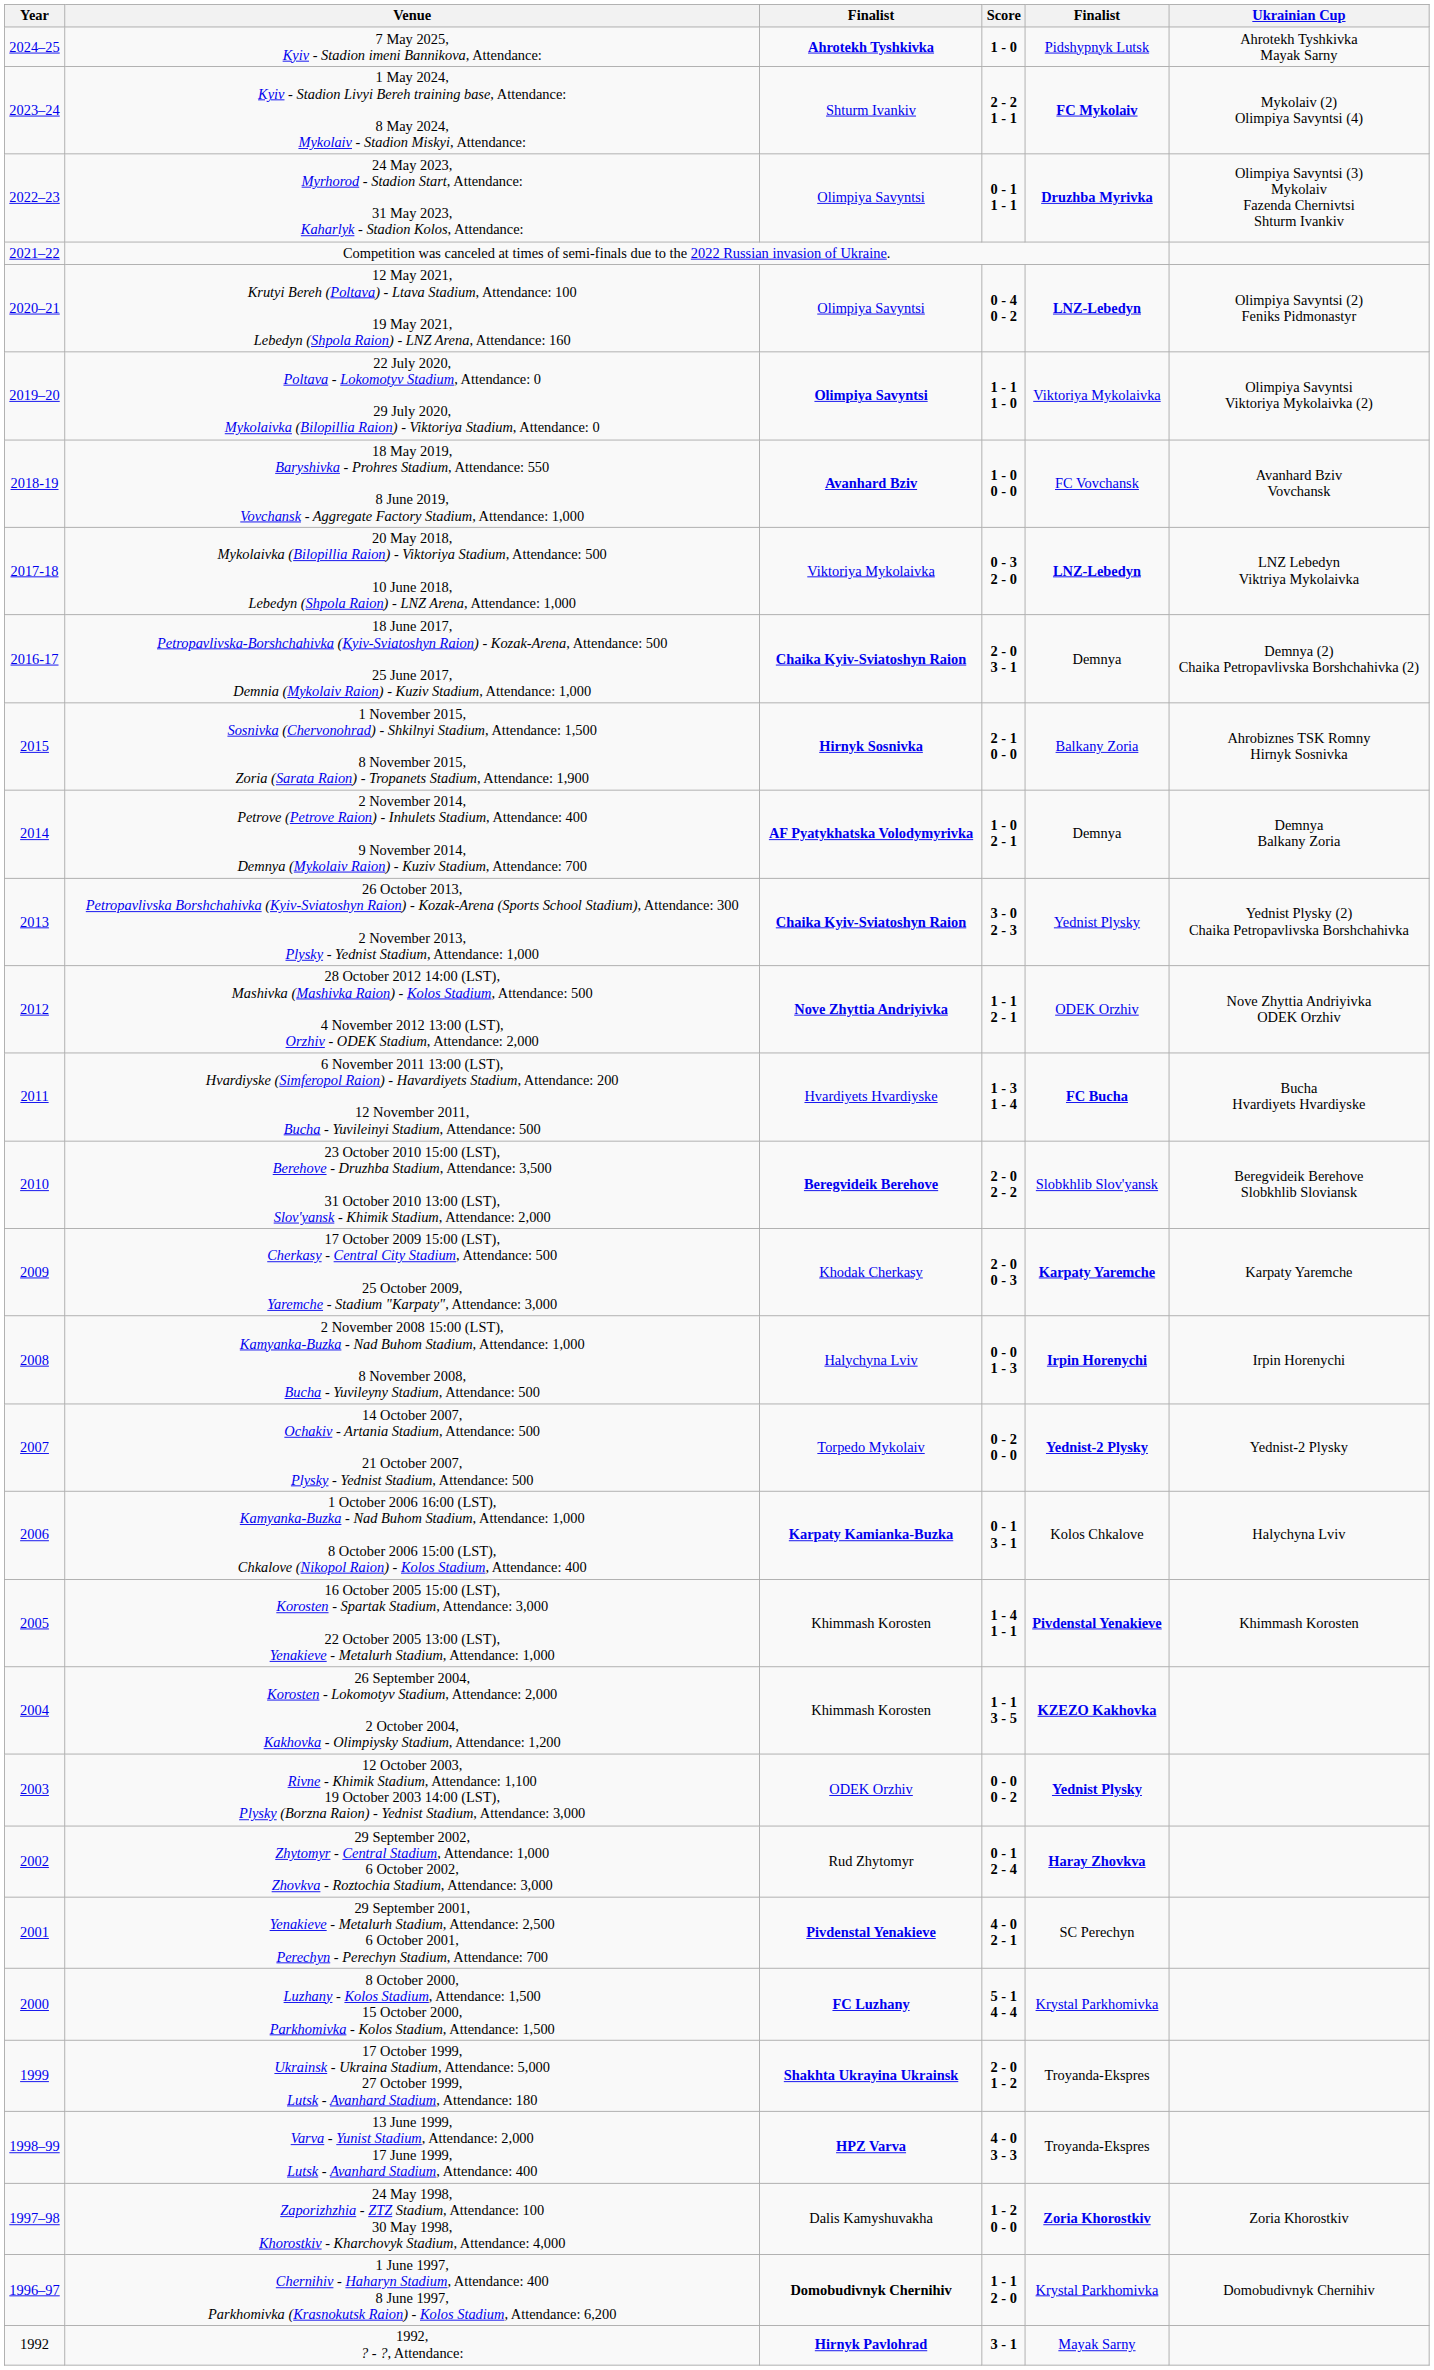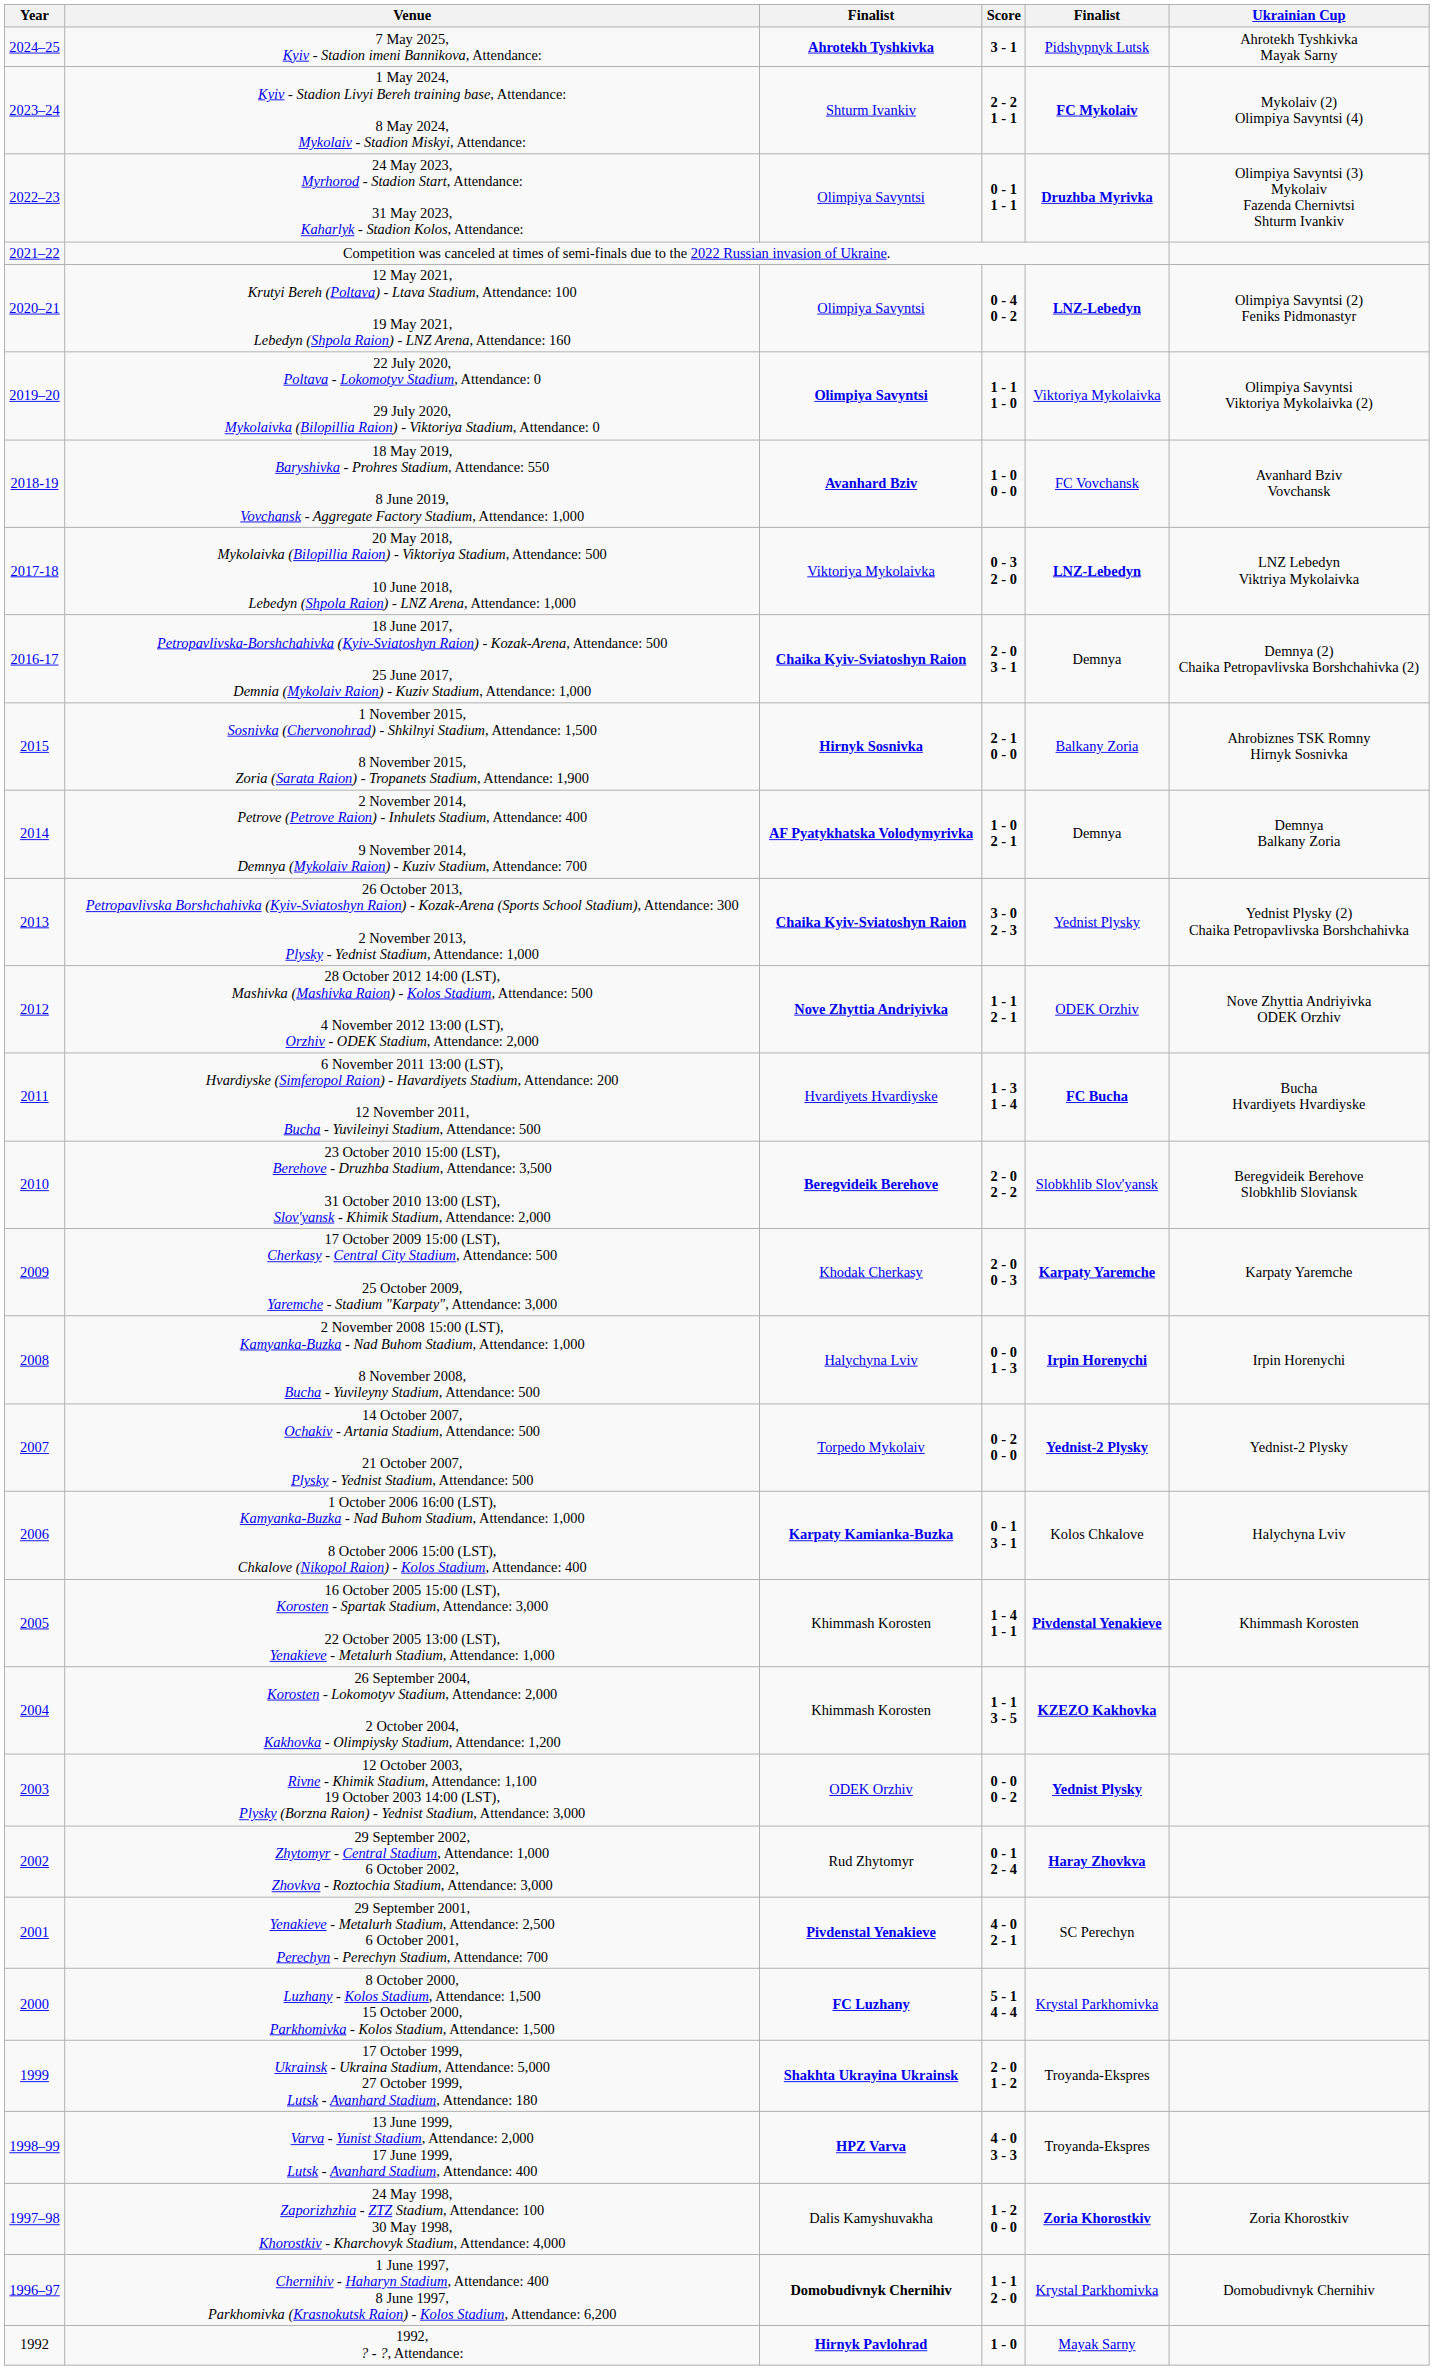(1004, 46) 1 - 0 -> (1004, 46) 3 - 1
(1004, 2345) 3 - 1 -> (1004, 2345) 1 - 0
